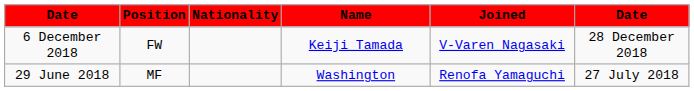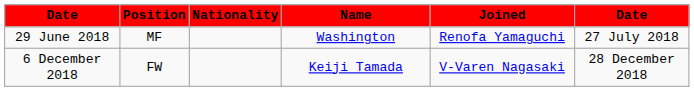rows swapped: (62, 75) <-> (62, 45)
